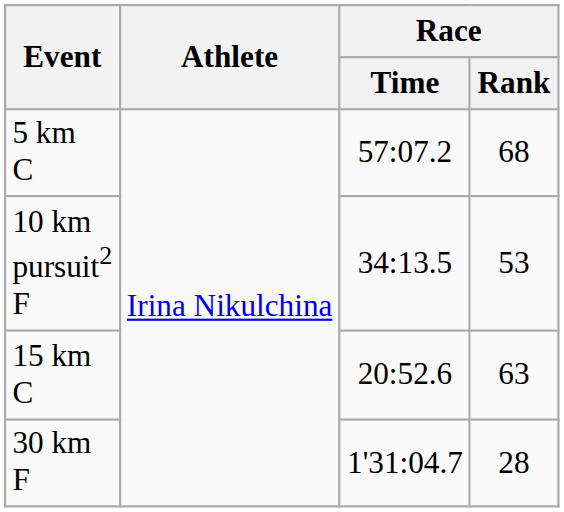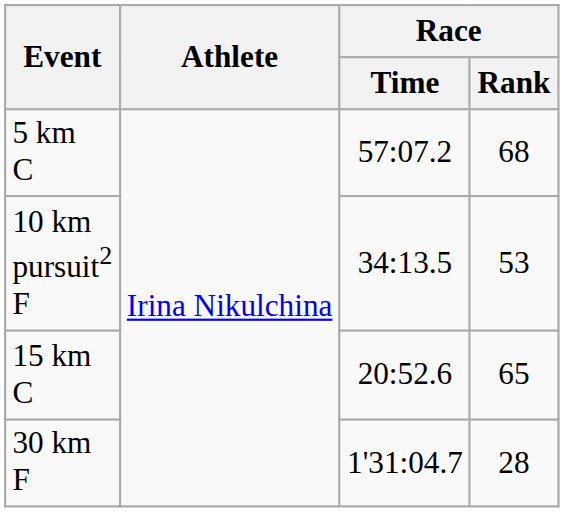(514, 374) 63 -> (514, 374) 65
